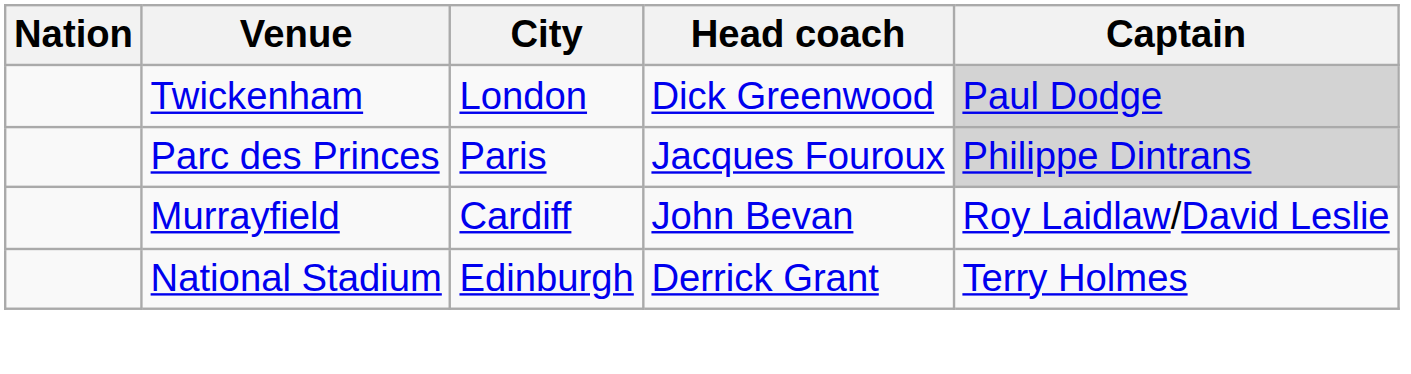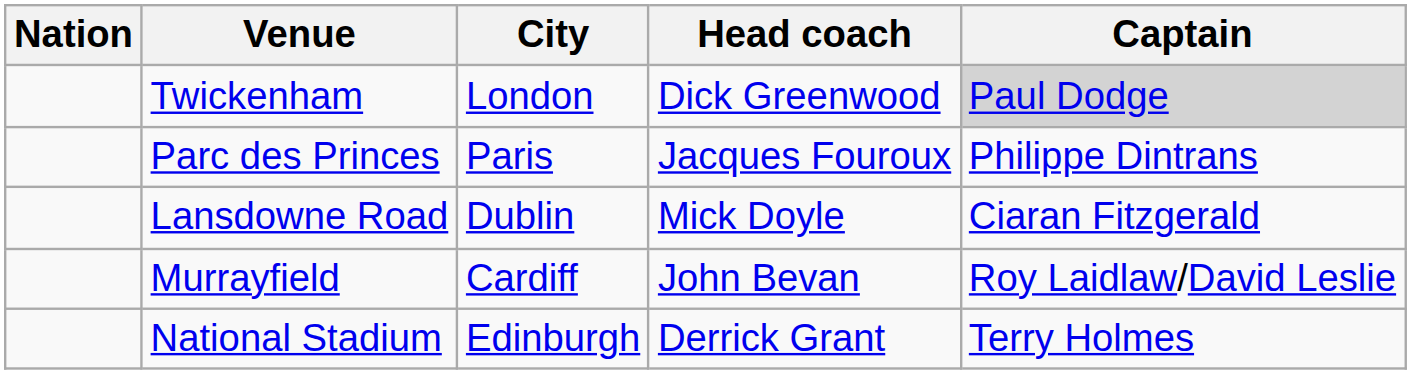(1107, 156) lightgrey background -> (1113, 156) no background
+ row: (299, 216)
